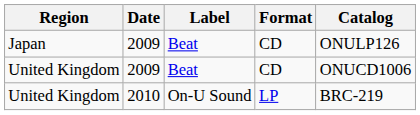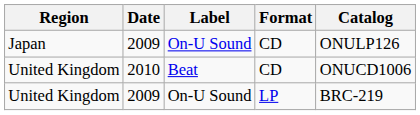(183, 43) Beat -> (210, 43) On-U Sound
(144, 69) 2009 -> (144, 69) 2010
(144, 95) 2010 -> (144, 95) 2009
